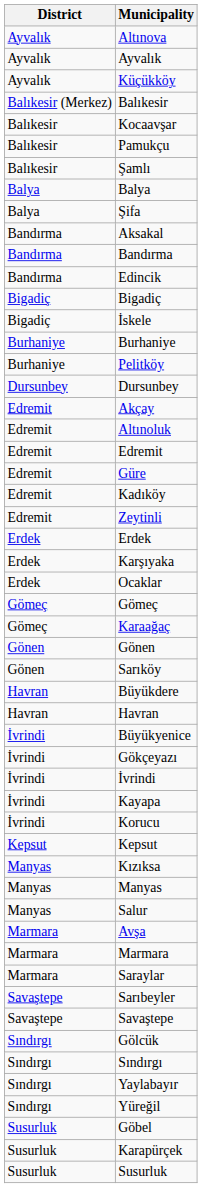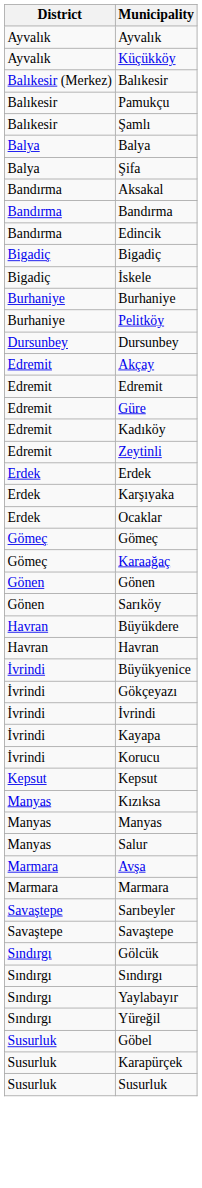- row: (142, 37)
- row: (147, 124)
- row: (145, 430)
- row: (141, 975)
